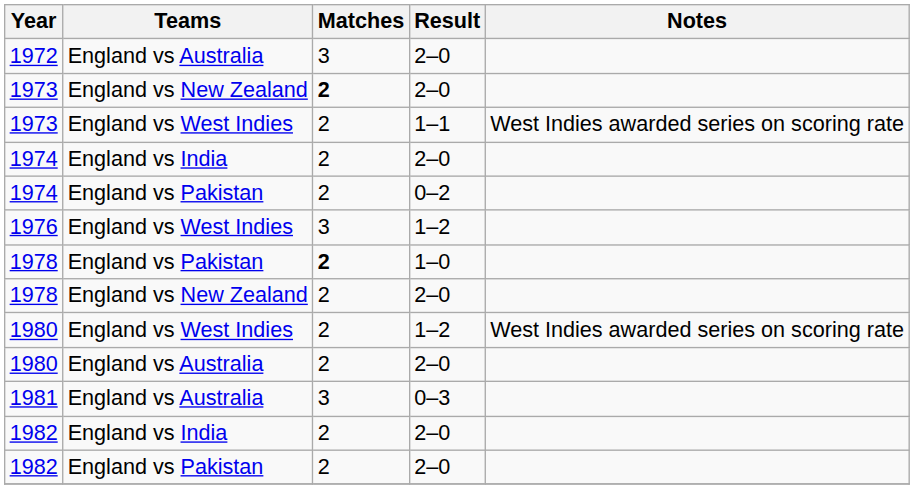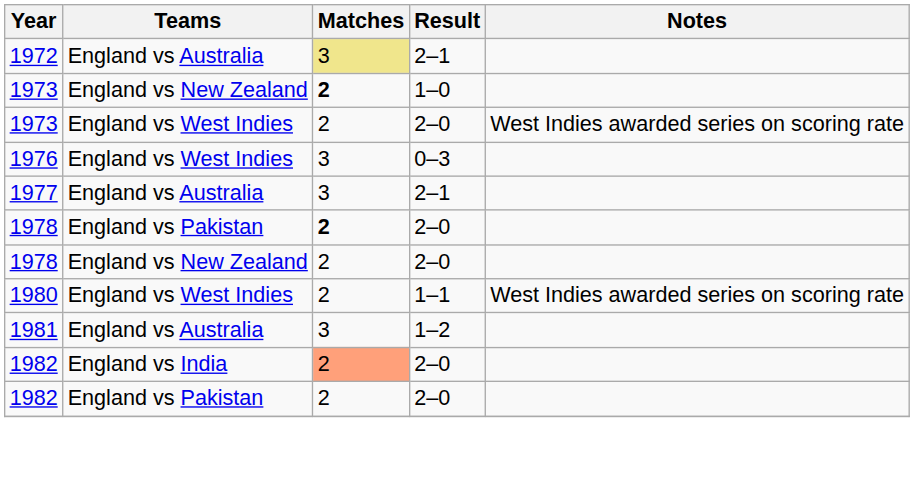(324, 55) no background -> (324, 55) khaki background
(432, 55) 2–0 -> (432, 55) 2–1
(432, 90) 2–0 -> (432, 90) 1–0
(432, 124) 1–1 -> (432, 124) 2–0
- row: (34, 158)
- row: (34, 192)
(432, 227) 1–2 -> (432, 158) 0–3
+ row: (34, 192)
(432, 261) 1–0 -> (432, 227) 2–0
(432, 329) 1–2 -> (432, 295) 1–1
- row: (34, 364)
(432, 398) 0–3 -> (432, 329) 1–2
(324, 432) no background -> (324, 364) lightsalmon background
